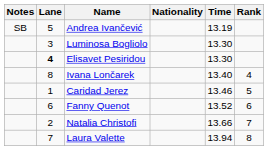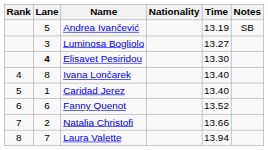columns swapped: (249, 12) <-> (20, 12)
(220, 43) 13.30 -> (216, 43) 13.27
(220, 91) 13.46 -> (216, 91) 13.40
